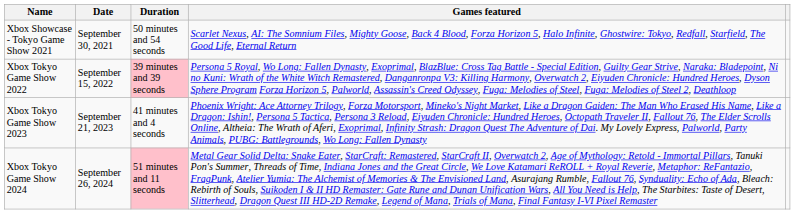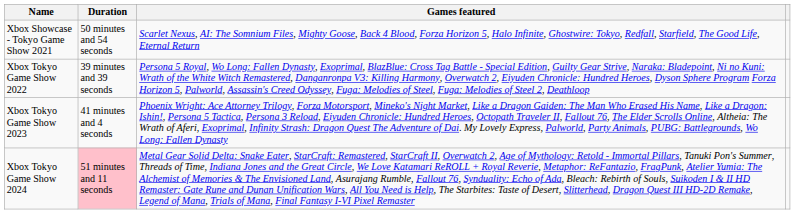- column: (103, 12)
(155, 78) pink background -> (103, 78) no background
